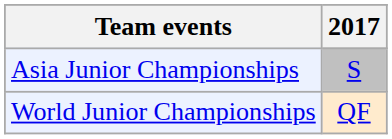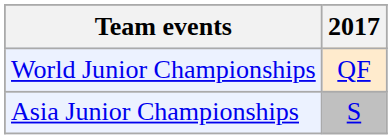rows swapped: (155, 69) <-> (163, 112)
